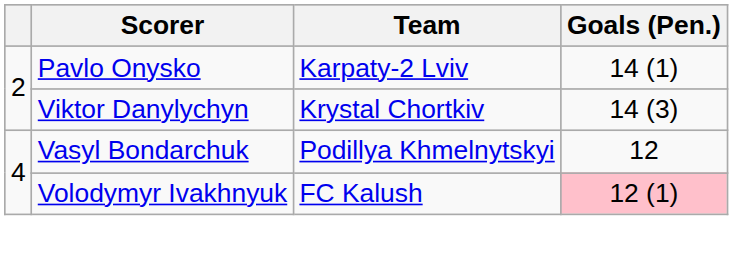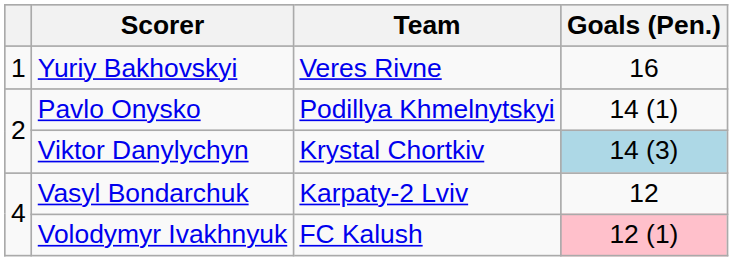+ row: (138, 67)
(384, 67) Karpaty-2 Lviv -> (427, 109) Podillya Khmelnytskyi
(644, 109) no background -> (644, 151) lightblue background
(427, 151) Podillya Khmelnytskyi -> (384, 192) Karpaty-2 Lviv
